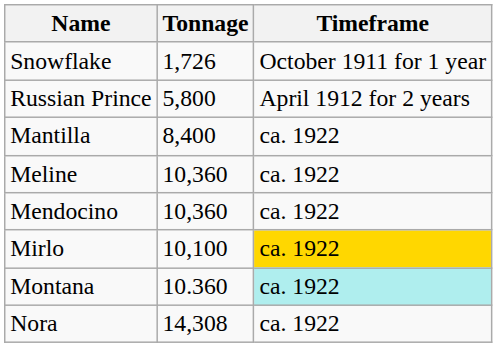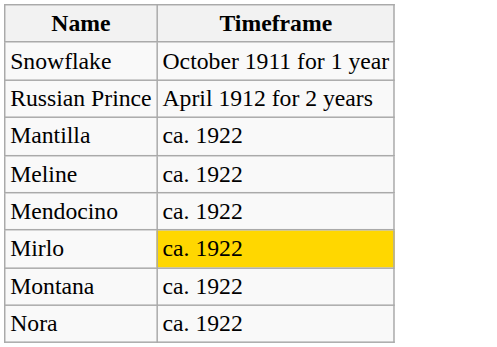- column: (206, 23)
(300, 286) paleturquoise background -> (203, 286) no background
